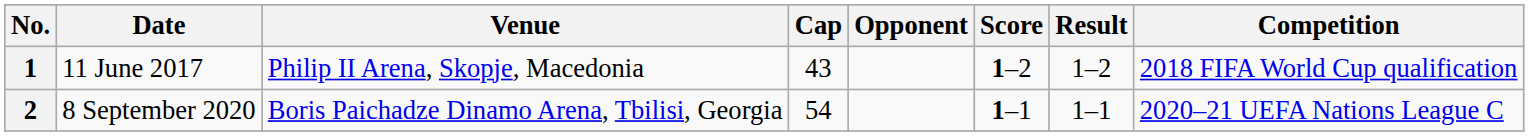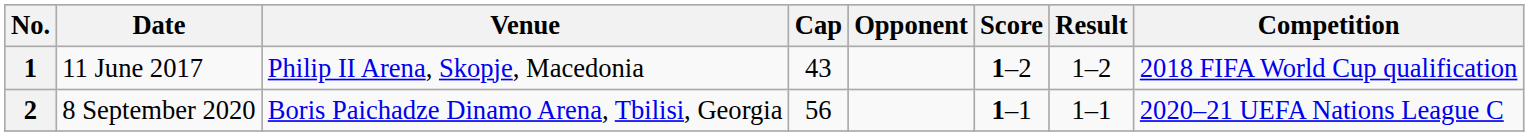(818, 109) 54 -> (818, 109) 56
